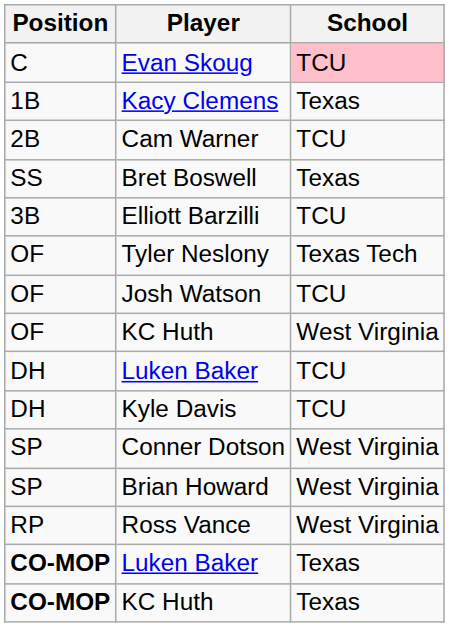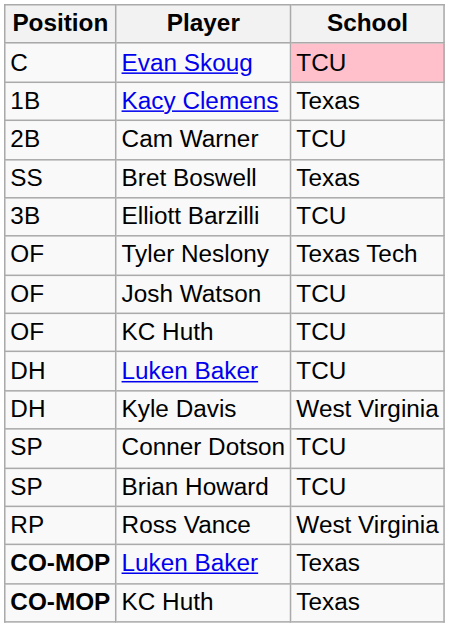(368, 332) West Virginia -> (321, 332) TCU
(321, 409) TCU -> (368, 409) West Virginia
(368, 448) West Virginia -> (321, 448) TCU
(368, 486) West Virginia -> (321, 486) TCU
